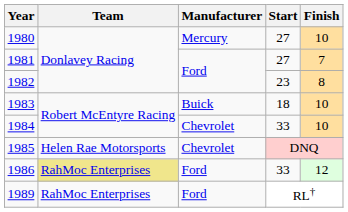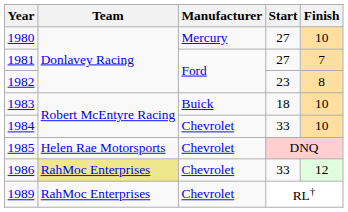(194, 170) Ford -> (208, 170) Chevrolet
(194, 194) Ford -> (208, 194) Chevrolet
